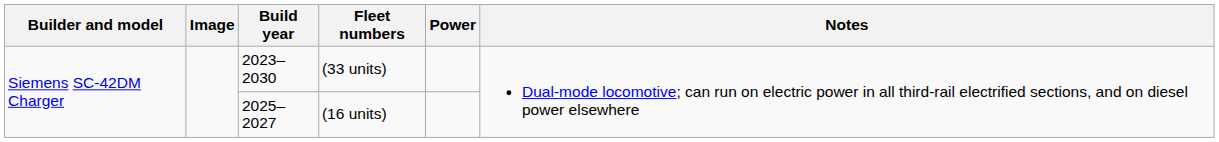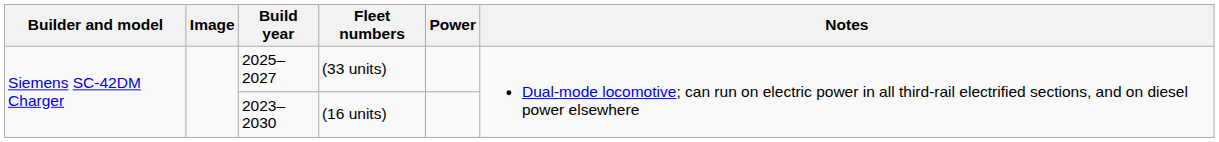(263, 69) 2023–2030 -> (263, 69) 2025–2027
(263, 114) 2025–2027 -> (263, 114) 2023–2030
